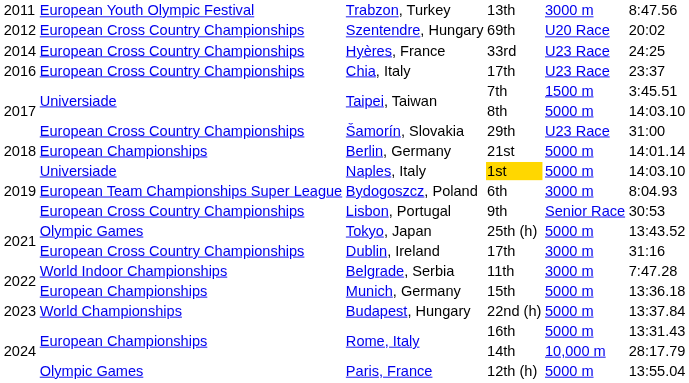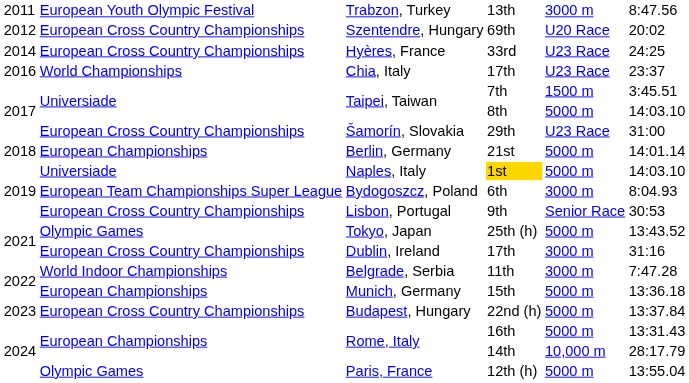(172, 71) European Cross Country Championships -> (111, 71) World Championships
(111, 311) World Championships -> (172, 311) European Cross Country Championships
